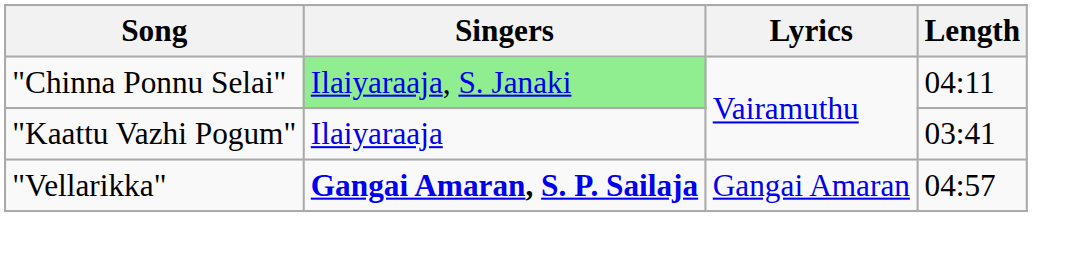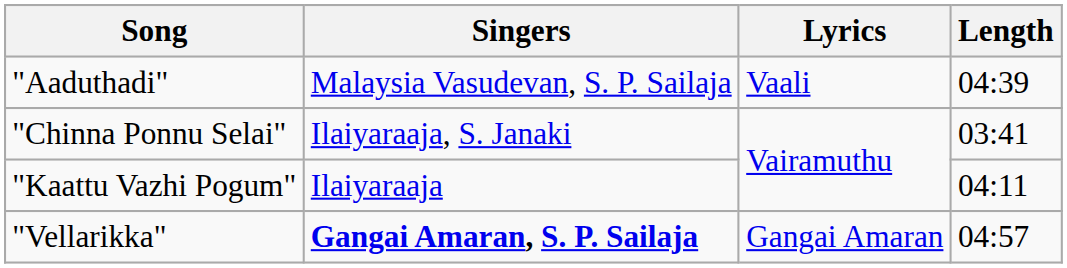+ row: (90, 82)
(441, 82) lightgreen background -> (441, 133) no background
(960, 82) 04:11 -> (994, 133) 03:41
(960, 133) 03:41 -> (993, 185) 04:11
